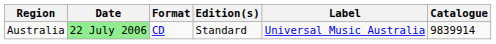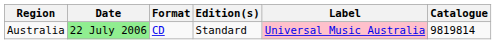(345, 30) no background -> (345, 30) pink background
(453, 30) 9839914 -> (453, 30) 9819814
